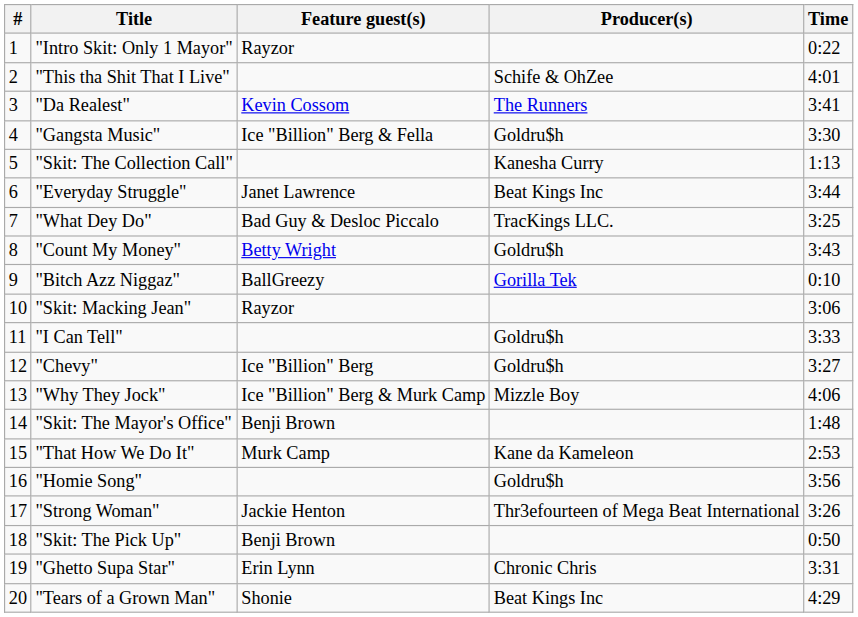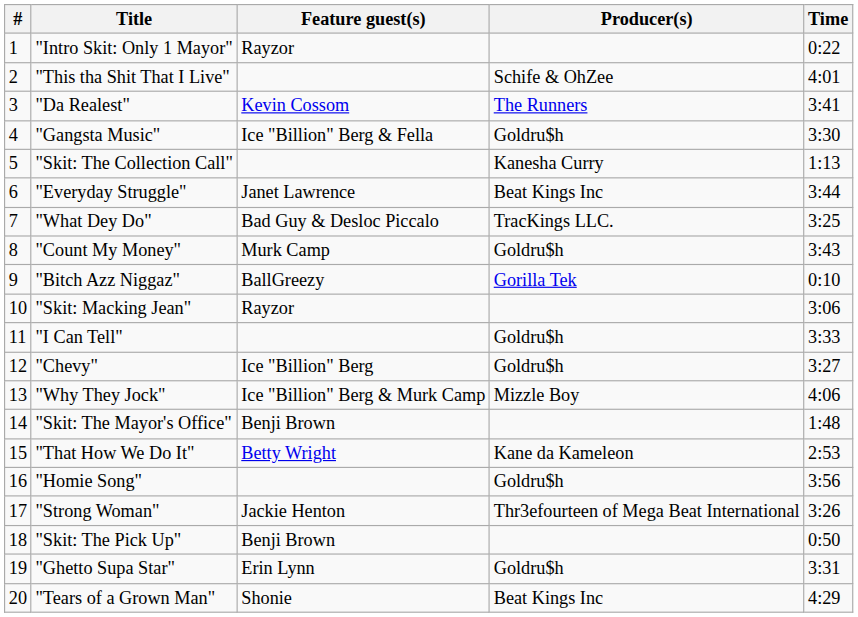(289, 250) Betty Wright -> (286, 250) Murk Camp
(286, 452) Murk Camp -> (289, 452) Betty Wright
(545, 568) Chronic Chris -> (529, 568) Goldru$h
